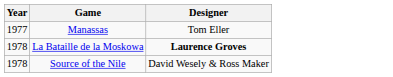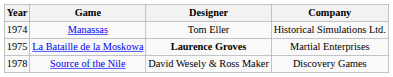+ column: (330, 13)
(17, 30) 1977 -> (17, 30) 1974
(17, 47) 1978 -> (17, 47) 1975
